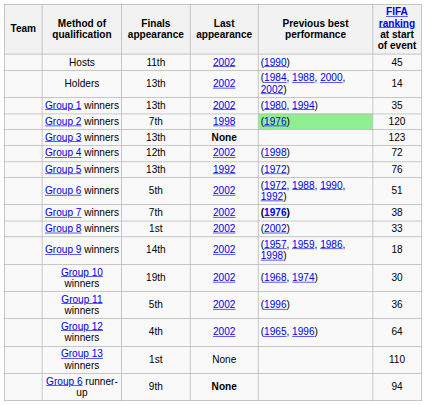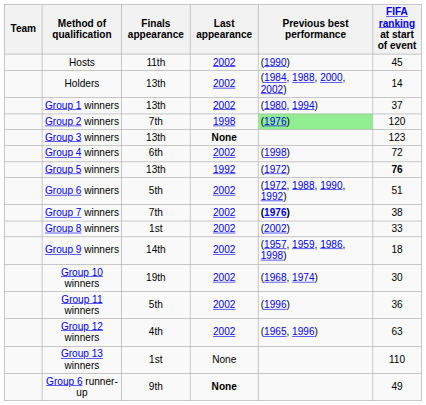(397, 105) 35 -> (397, 105) 37
(156, 153) 12th -> (156, 153) 6th
(397, 169) normal -> (397, 169) bold
(397, 332) 64 -> (397, 332) 63
(397, 387) 94 -> (397, 387) 49
